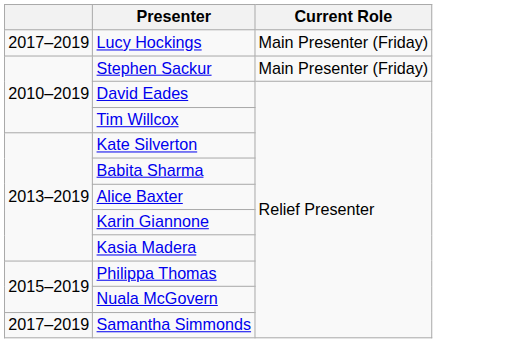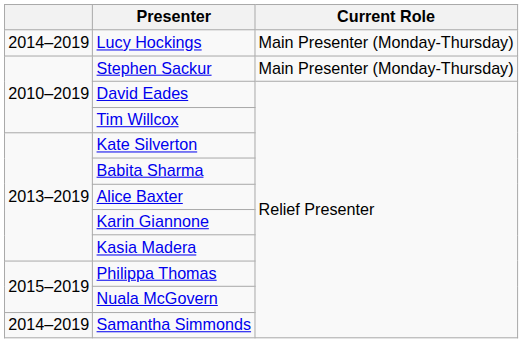(49, 42) 2017–2019 -> (49, 42) 2014–2019
(343, 42) Main Presenter (Friday) -> (386, 42) Main Presenter (Monday-Thursday)
(343, 68) Main Presenter (Friday) -> (386, 68) Main Presenter (Monday-Thursday)
(49, 324) 2017–2019 -> (49, 324) 2014–2019
